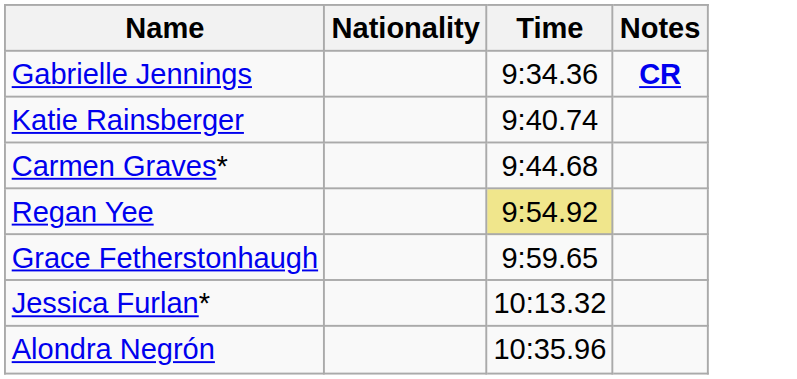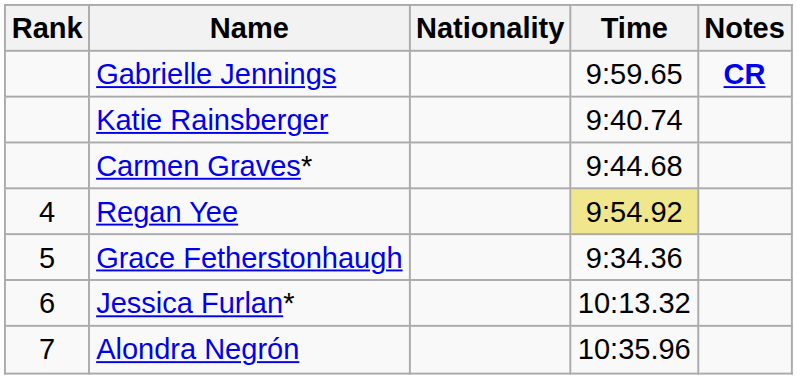+ column: (47, 28)
(550, 74) 9:34.36 -> (634, 74) 9:59.65
(550, 258) 9:59.65 -> (634, 258) 9:34.36
